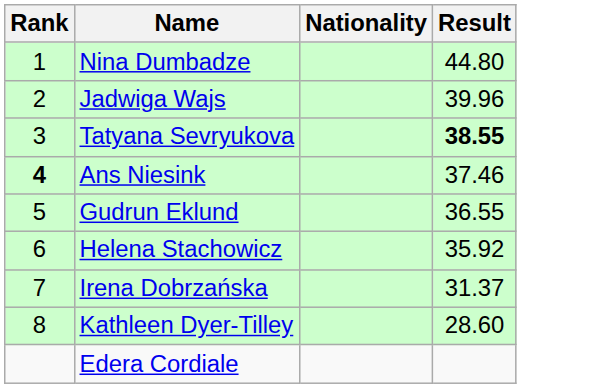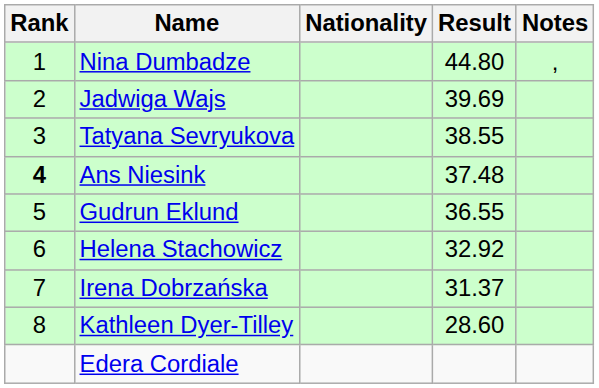+ column: (555, 23)
(474, 99) 39.96 -> (474, 99) 39.69
(474, 136) bold -> (474, 136) normal
(474, 174) 37.46 -> (474, 174) 37.48
(474, 250) 35.92 -> (474, 250) 32.92
